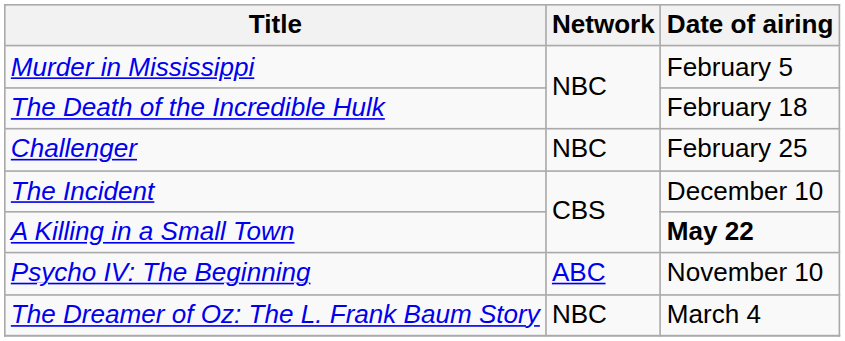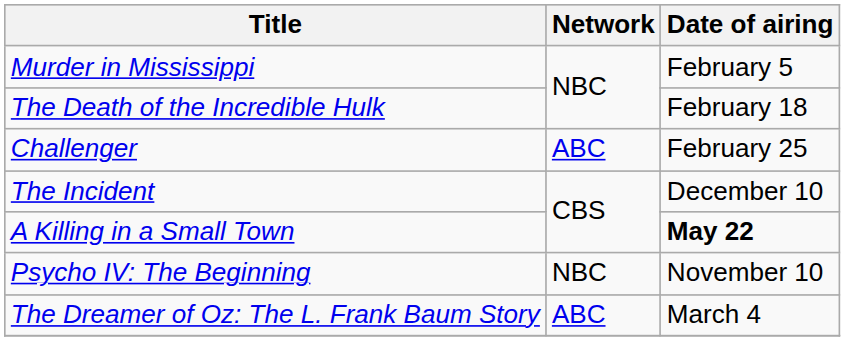(579, 149) NBC -> (579, 149) ABC
(579, 273) ABC -> (579, 273) NBC
(579, 314) NBC -> (579, 314) ABC
